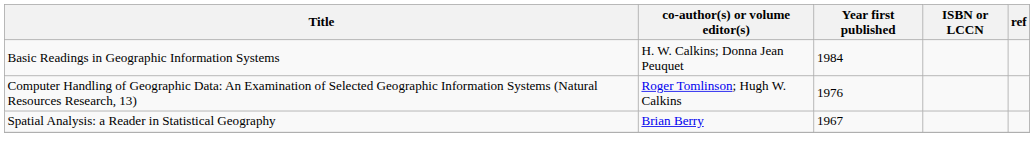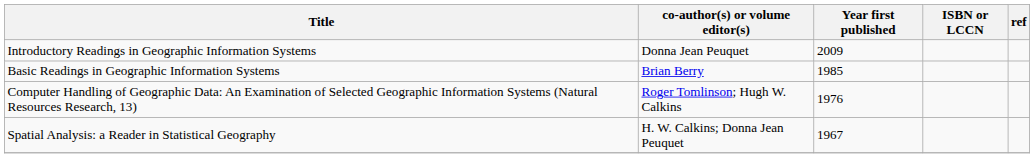+ row: (162, 50)
(713, 57) H. W. Calkins; Donna Jean Peuquet -> (673, 71) Brian Berry
(830, 57) 1984 -> (830, 71) 1985
(673, 121) Brian Berry -> (713, 135) H. W. Calkins; Donna Jean Peuquet
